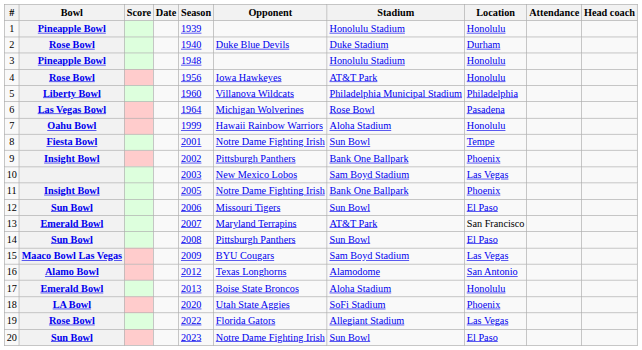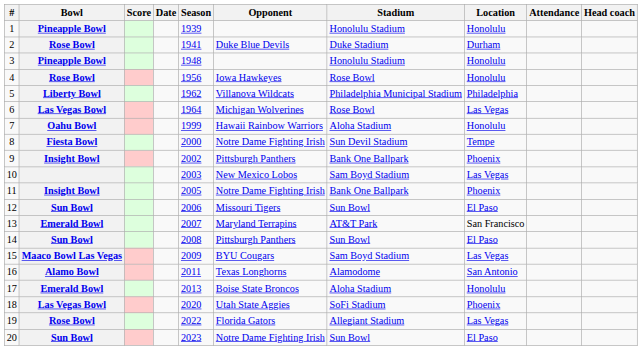(191, 45) 1940 -> (191, 45) 1941
(353, 77) AT&T Park -> (352, 77) Rose Bowl
(191, 93) 1960 -> (191, 93) 1962
(486, 110) Pasadena -> (488, 110) Las Vegas
(191, 142) 2001 -> (191, 142) 2000
(350, 142) Sun Bowl -> (368, 142) Sun Devil Stadium
(191, 272) 2012 -> (191, 272) 2011
(72, 304) LA Bowl -> (72, 304) Las Vegas Bowl
